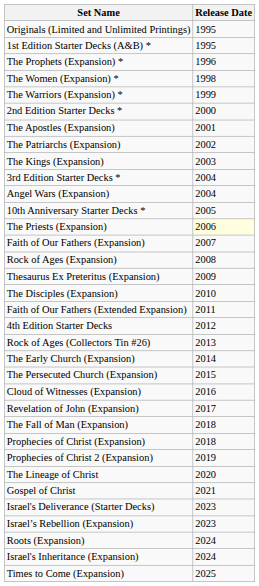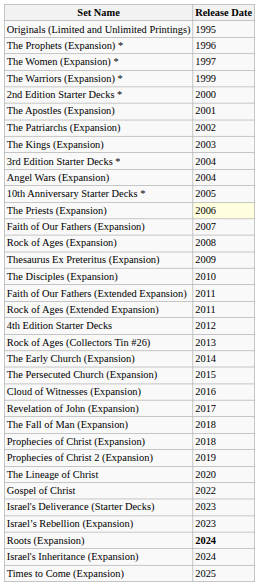- row: (79, 45)
(206, 78) 1998 -> (206, 62) 1997
+ row: (83, 309)
(206, 491) 2021 -> (206, 491) 2022
(206, 540) normal -> (206, 540) bold
